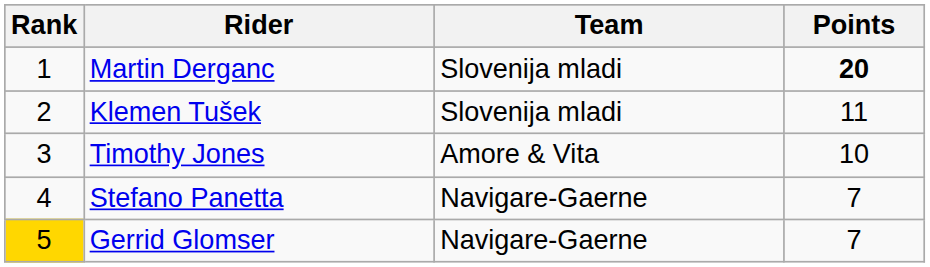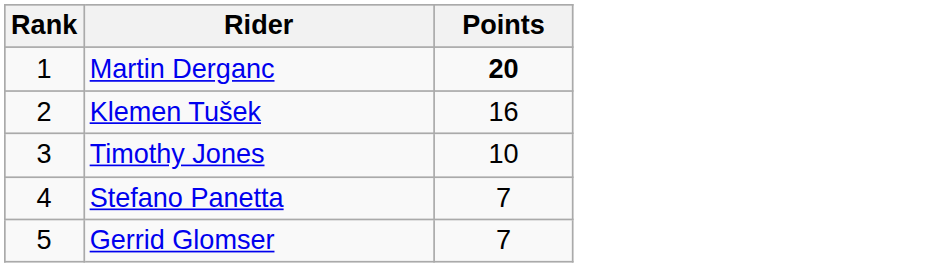- column: (609, 25)
(854, 111) 11 -> (503, 111) 16
(44, 240) gold background -> (44, 240) no background
